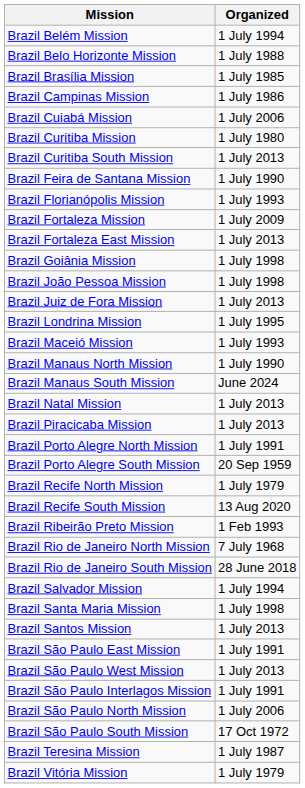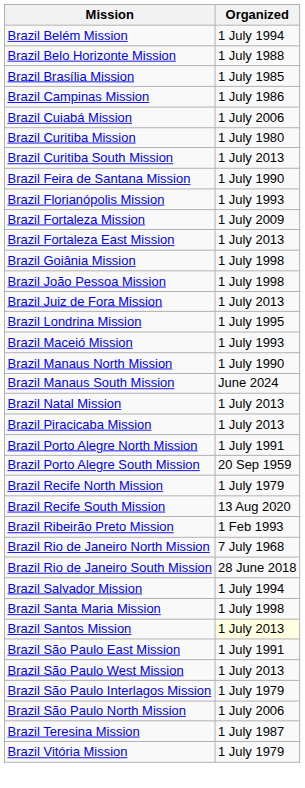(251, 629) no background -> (251, 629) lightyellow background
(251, 691) 1 July 1991 -> (251, 691) 1 July 1979
- row: (98, 732)
